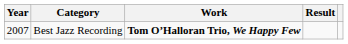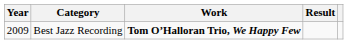(18, 30) 2007 -> (18, 30) 2009
